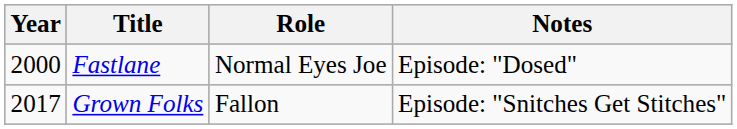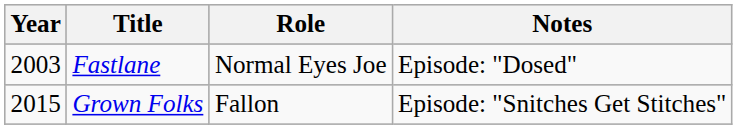(36, 64) 2000 -> (36, 64) 2003
(36, 104) 2017 -> (36, 104) 2015
